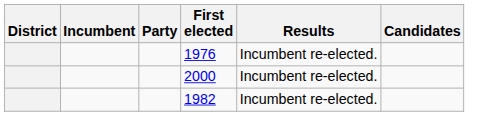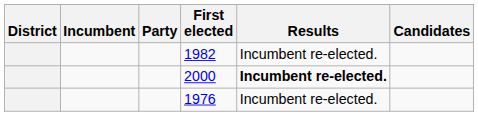rows swapped: (200, 99) <-> (200, 54)
(309, 76) normal -> (313, 76) bold
